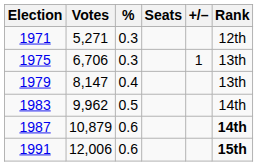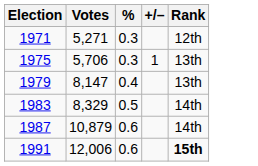- column: (163, 15)
(90, 60) 6,706 -> (90, 60) 5,706
(90, 104) 9,962 -> (90, 104) 8,329
(232, 127) bold -> (188, 127) normal
